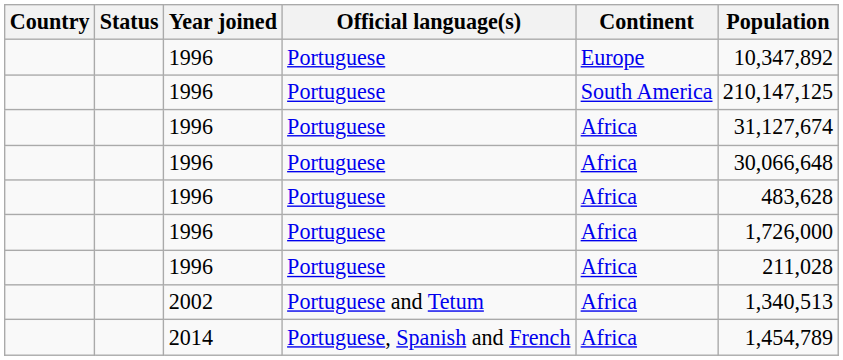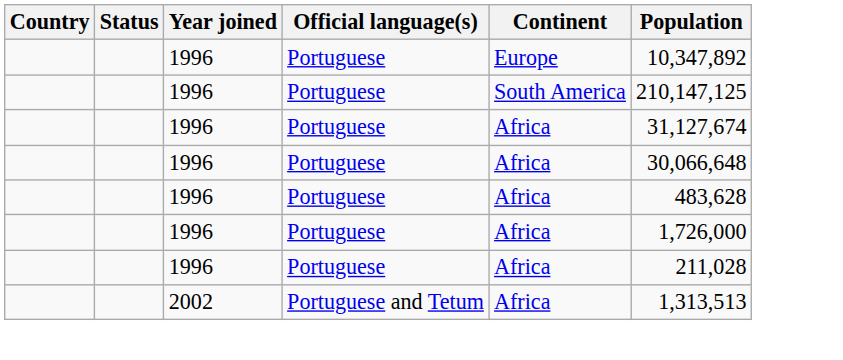(789, 302) 1,340,513 -> (702, 302) 1,313,513
- row: (191, 337)
